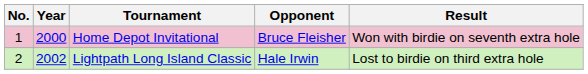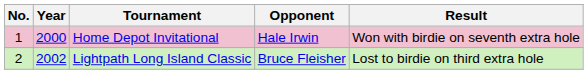(302, 37) Bruce Fleisher -> (288, 37) Hale Irwin
(288, 59) Hale Irwin -> (302, 59) Bruce Fleisher
